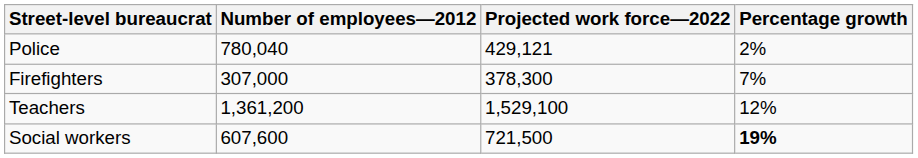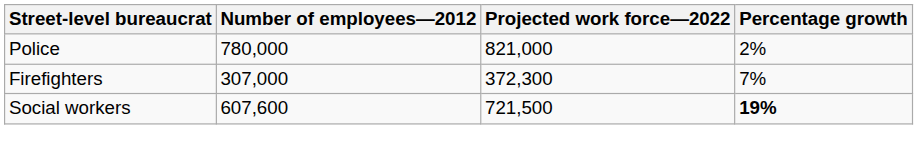(254, 49) 780,040 -> (254, 49) 780,000
(519, 49) 429,121 -> (519, 49) 821,000
(519, 78) 378,300 -> (519, 78) 372,300
- row: (47, 108)
